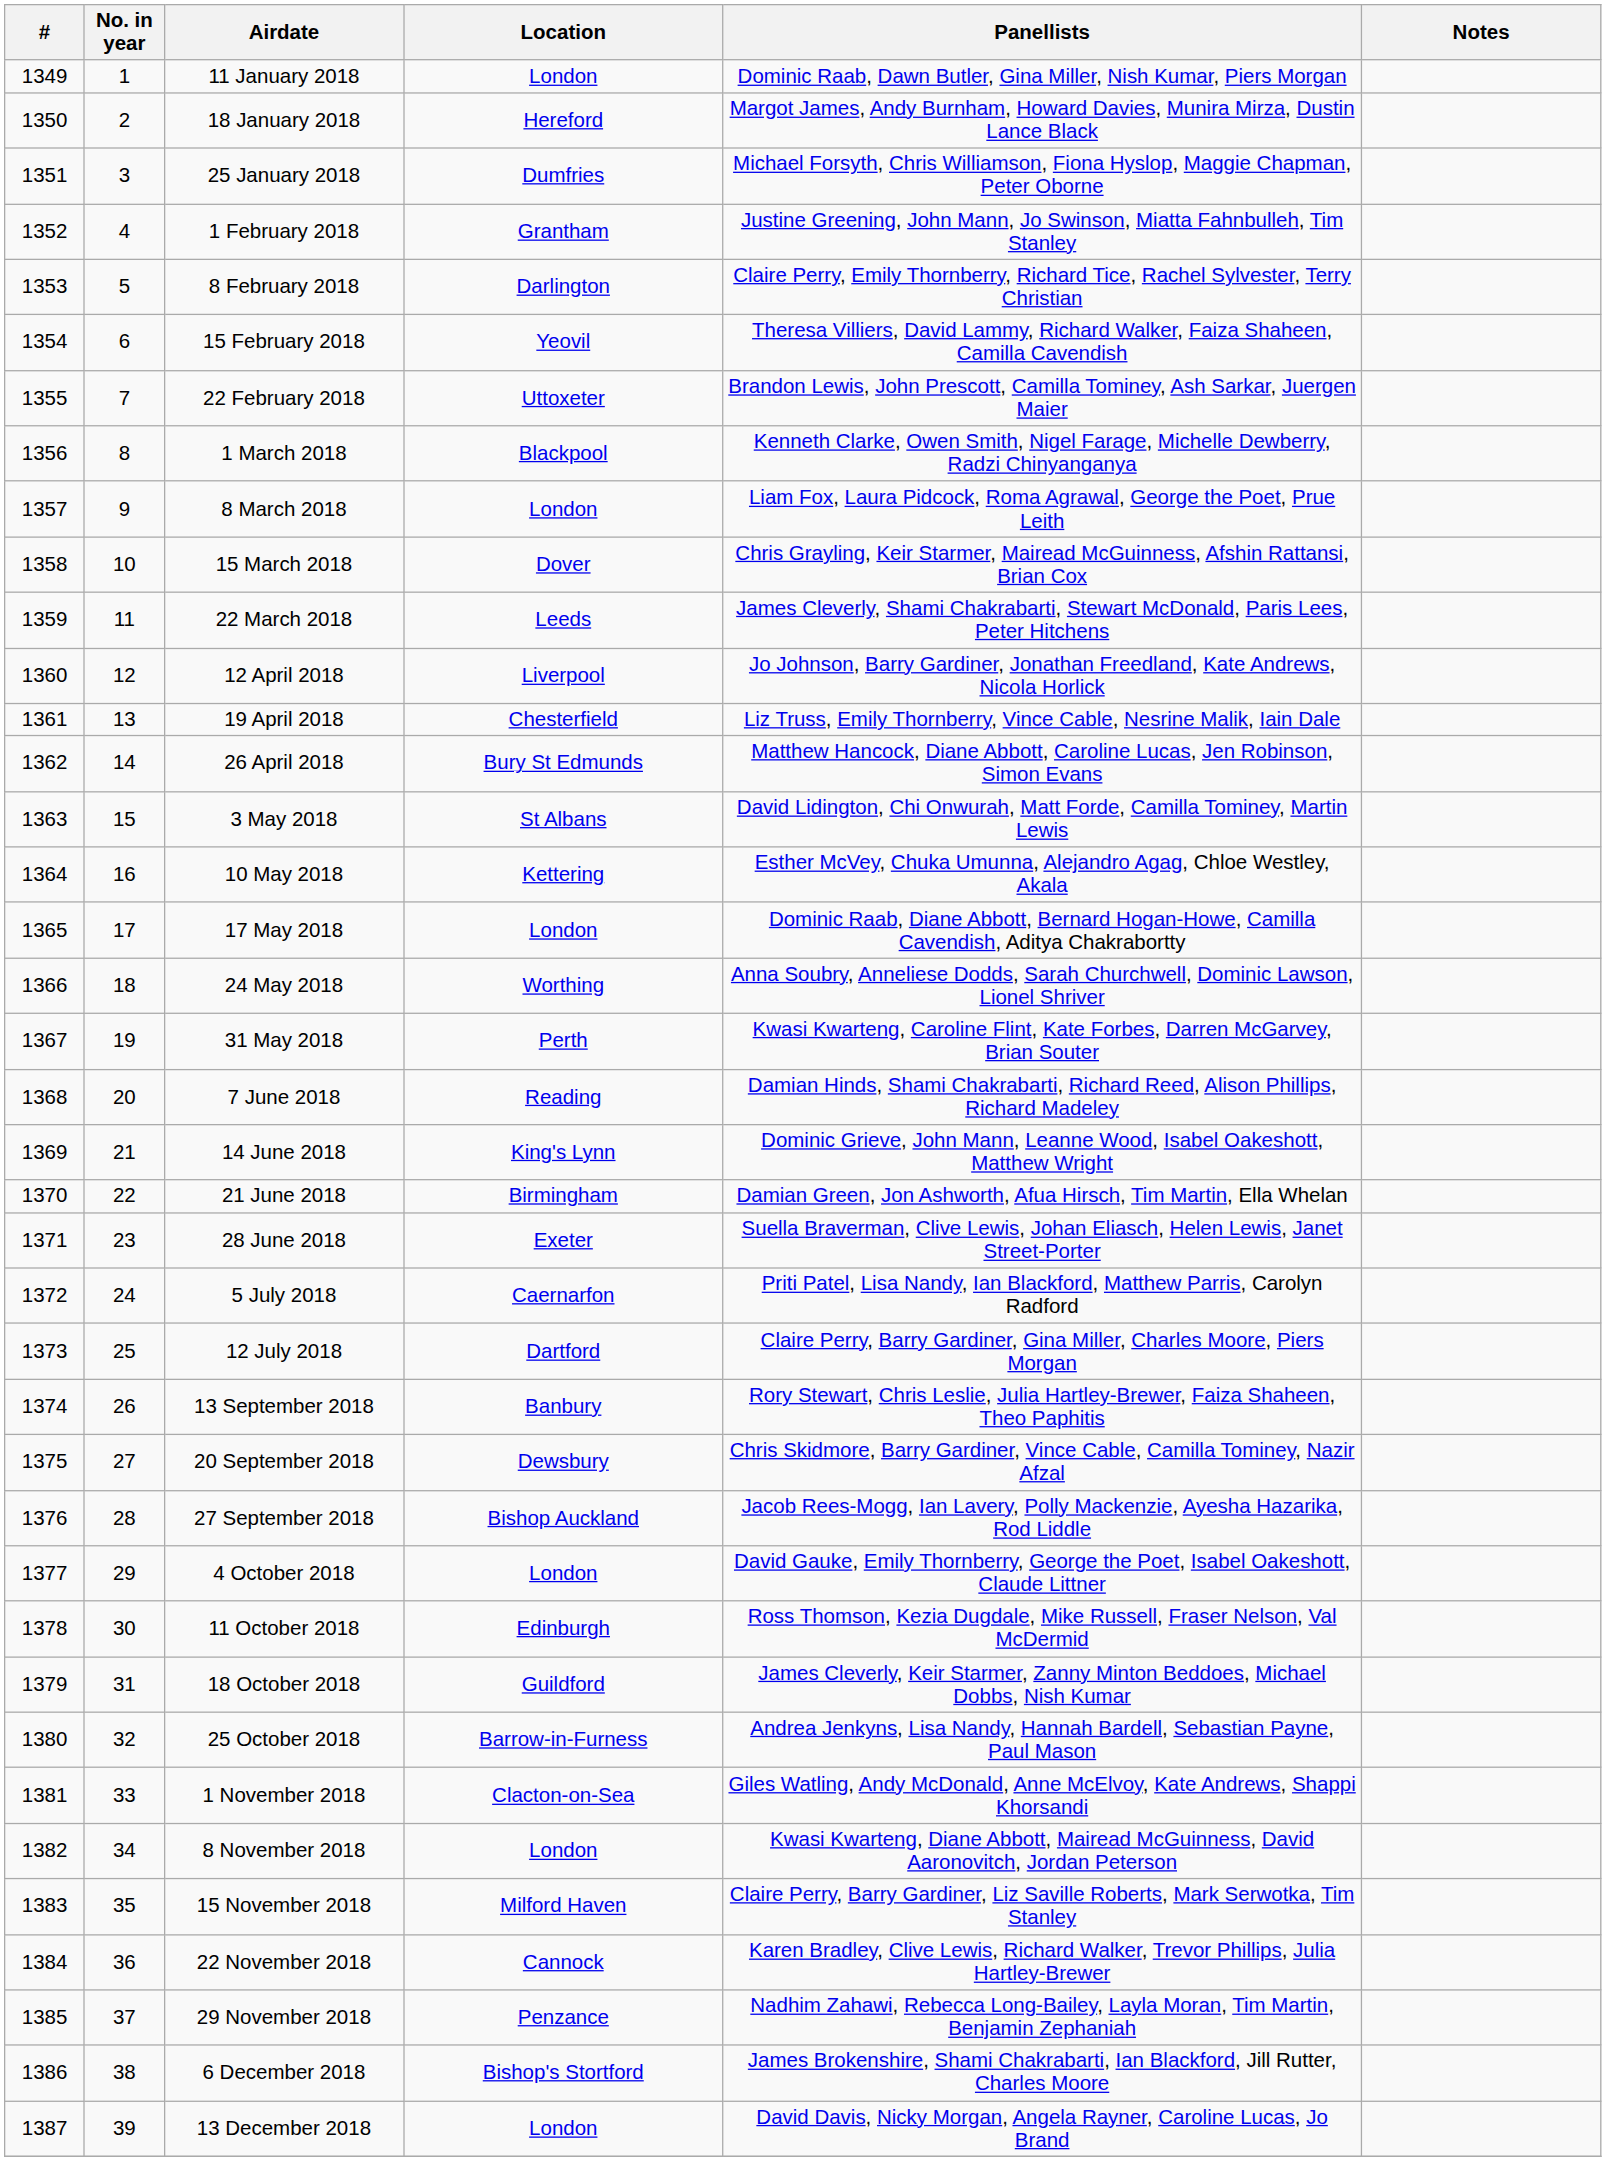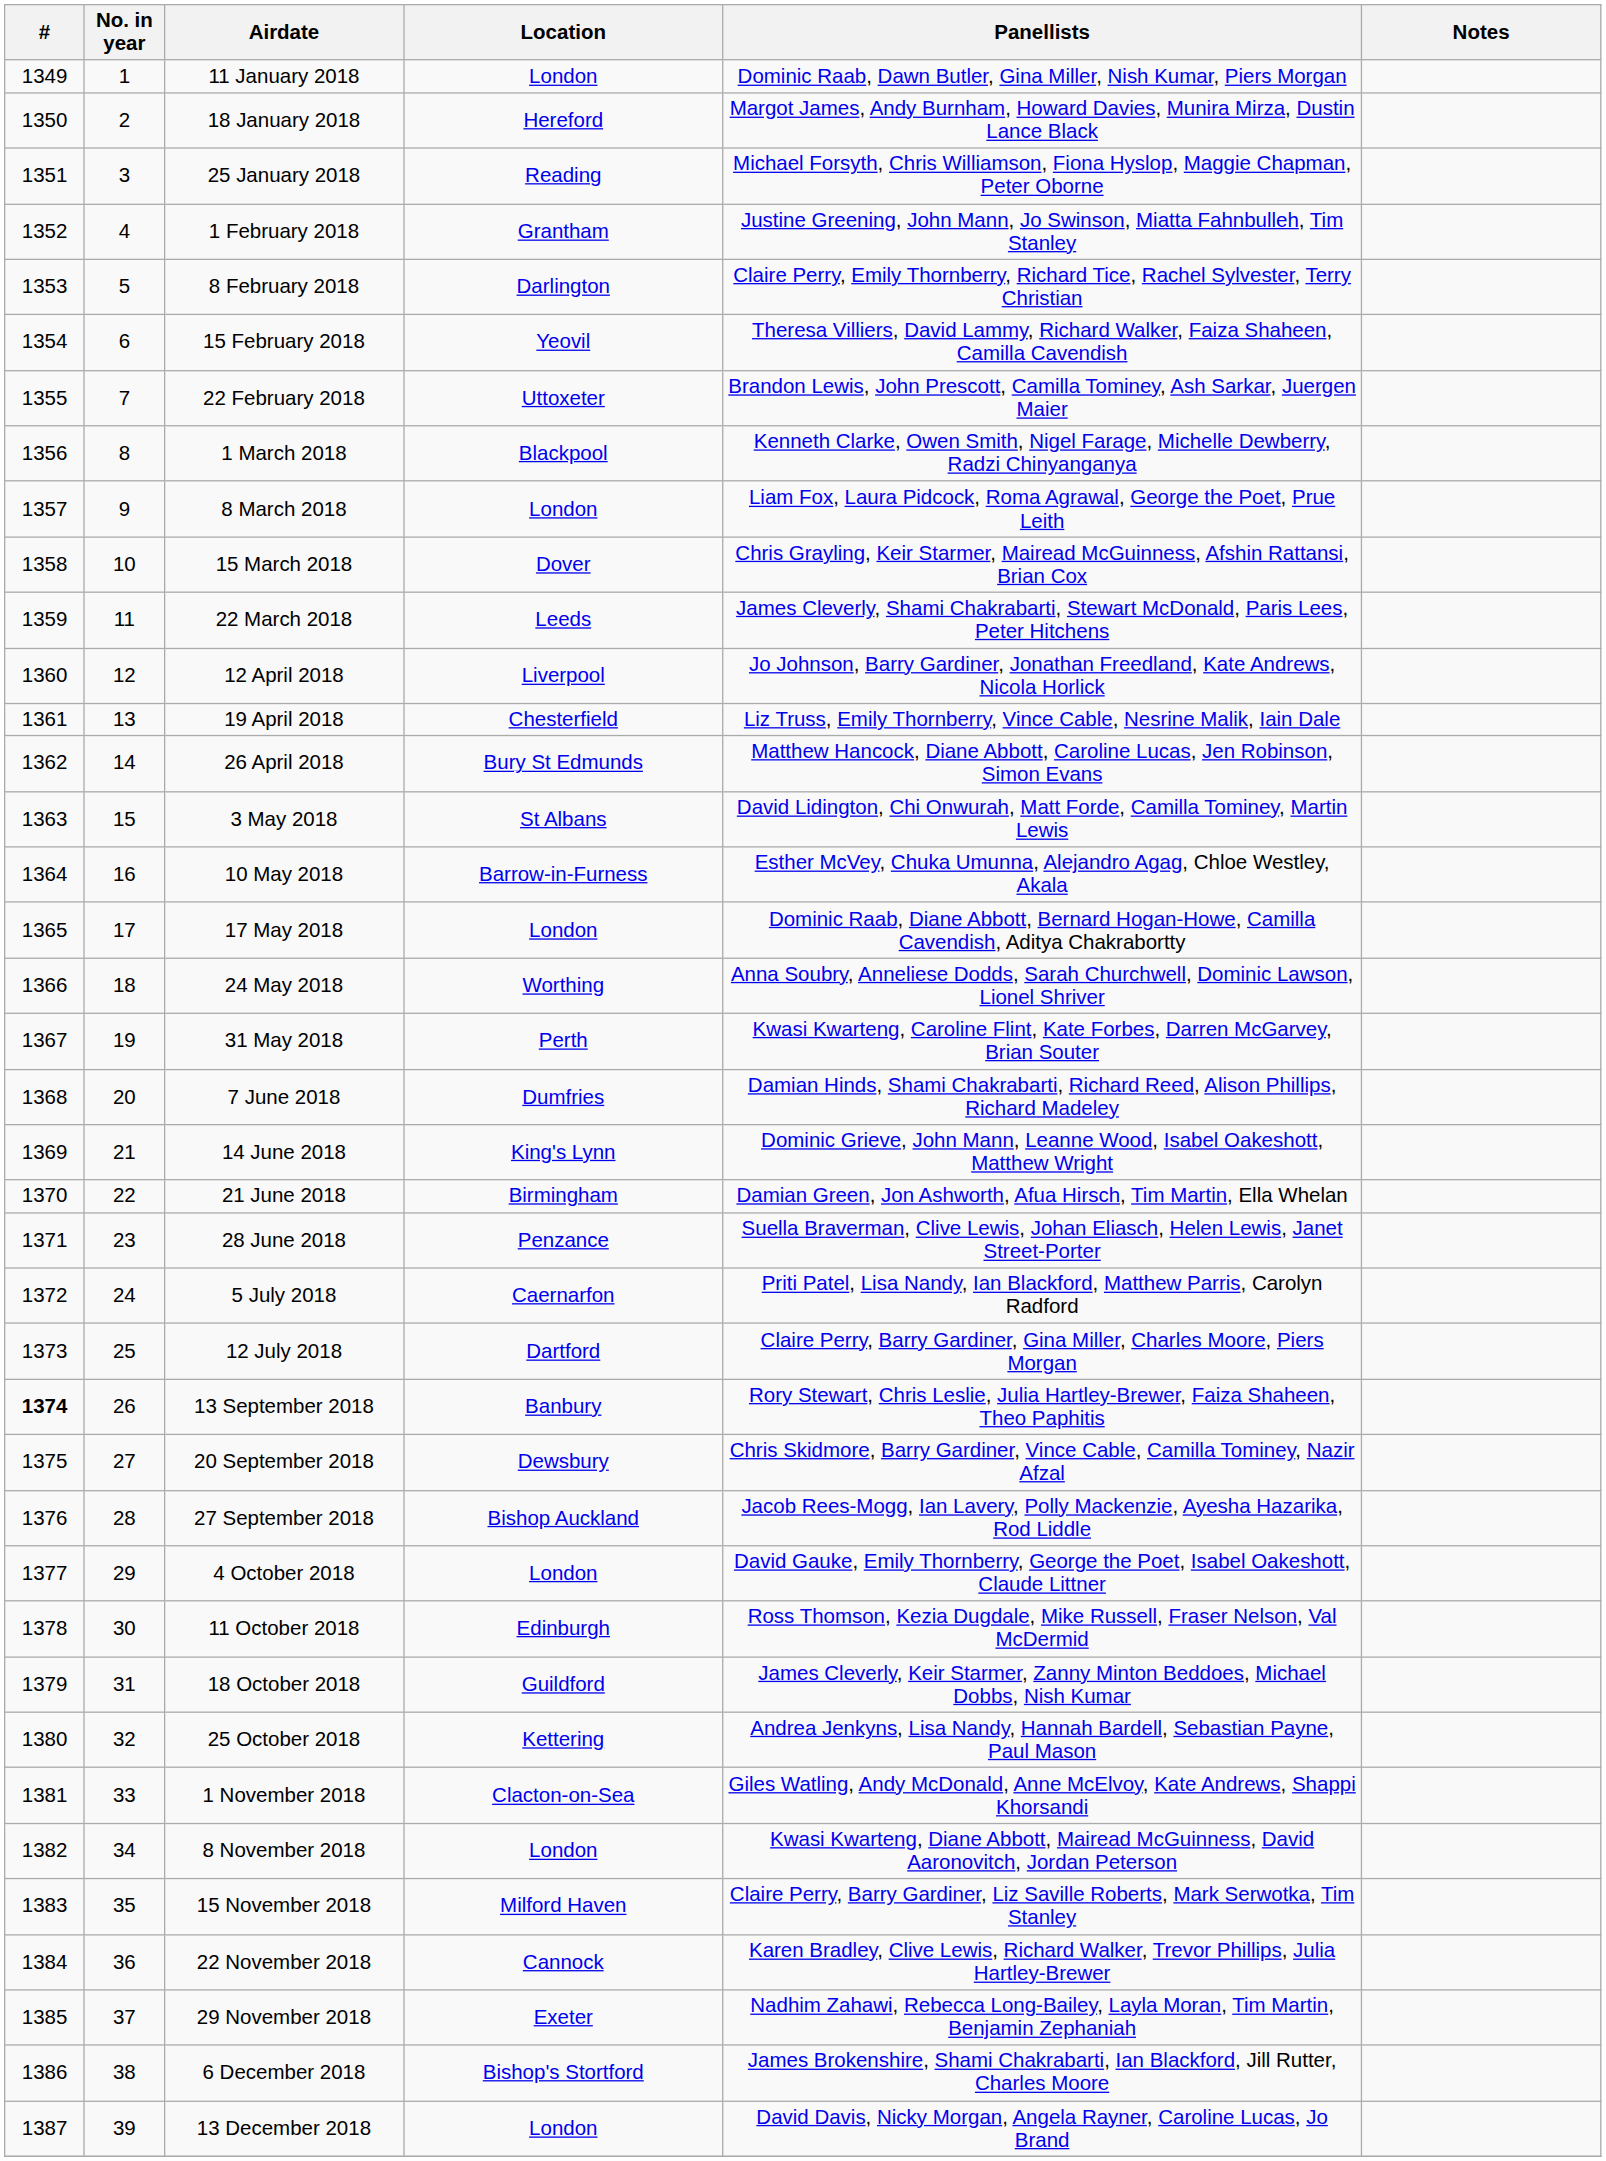(563, 175) Dumfries -> (563, 175) Reading
(563, 874) Kettering -> (563, 874) Barrow-in-Furness
(563, 1096) Reading -> (563, 1096) Dumfries
(563, 1240) Exeter -> (563, 1240) Penzance
(45, 1406) normal -> (45, 1406) bold
(563, 1739) Barrow-in-Furness -> (563, 1739) Kettering
(563, 2017) Penzance -> (563, 2017) Exeter
